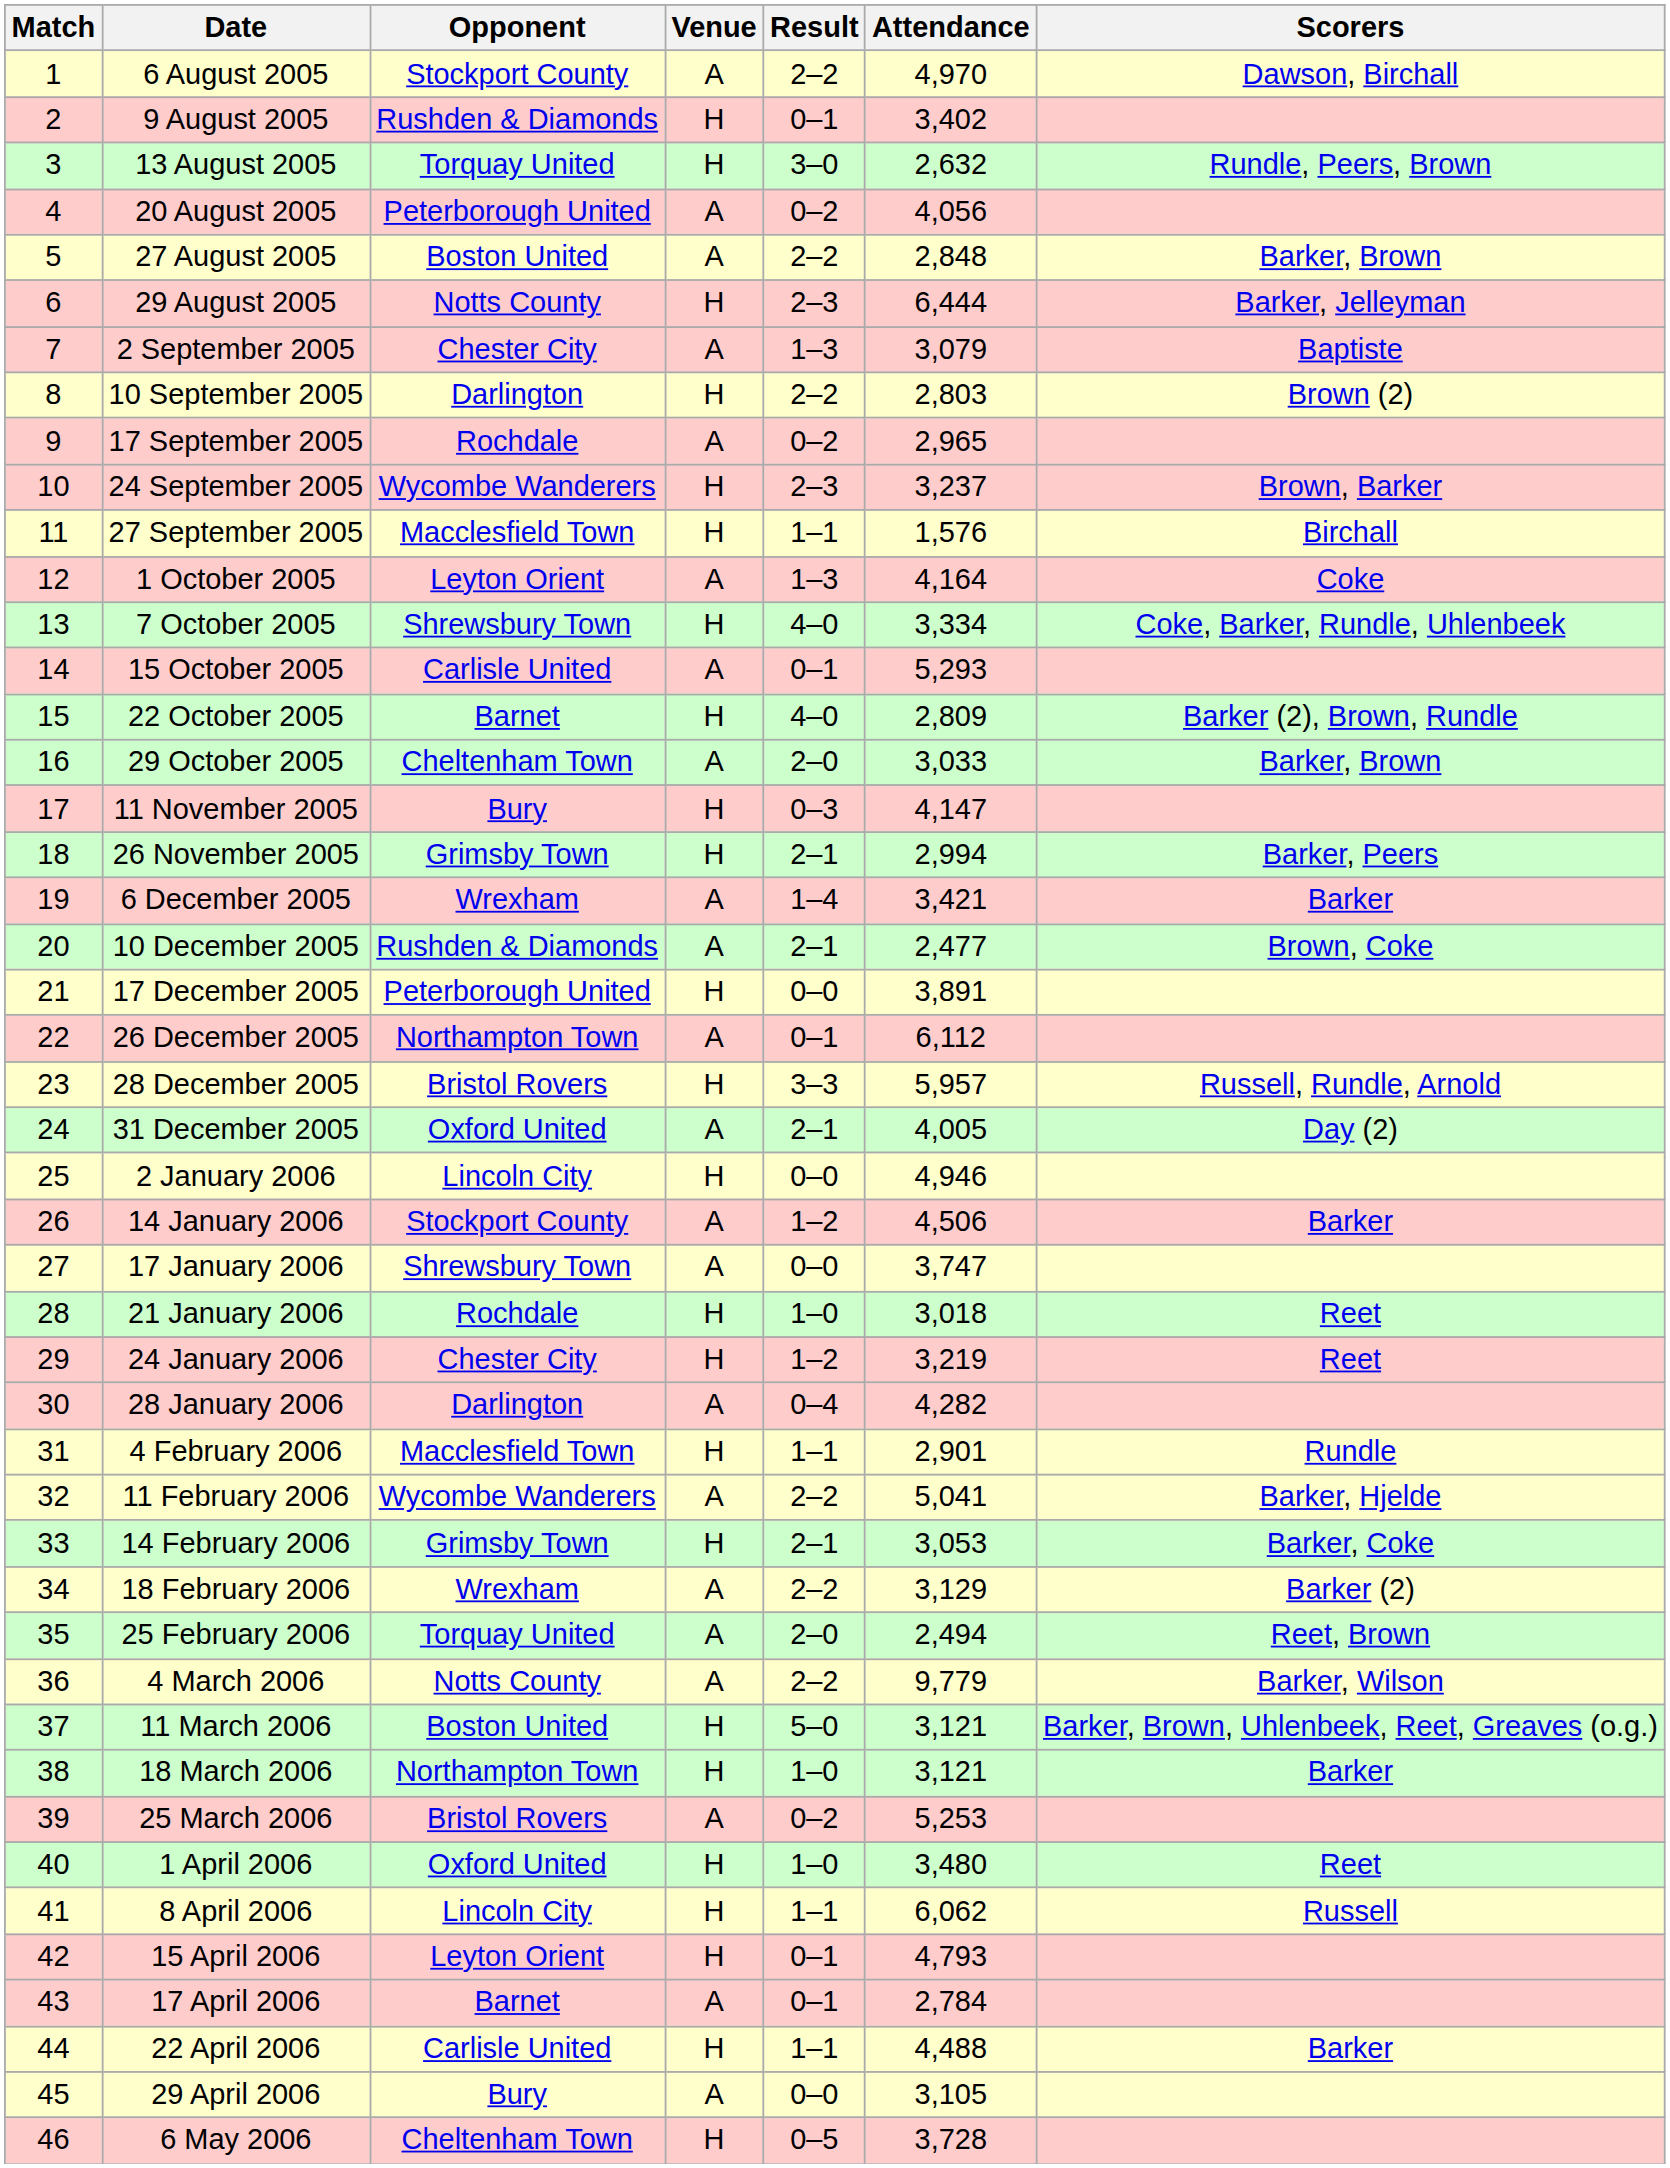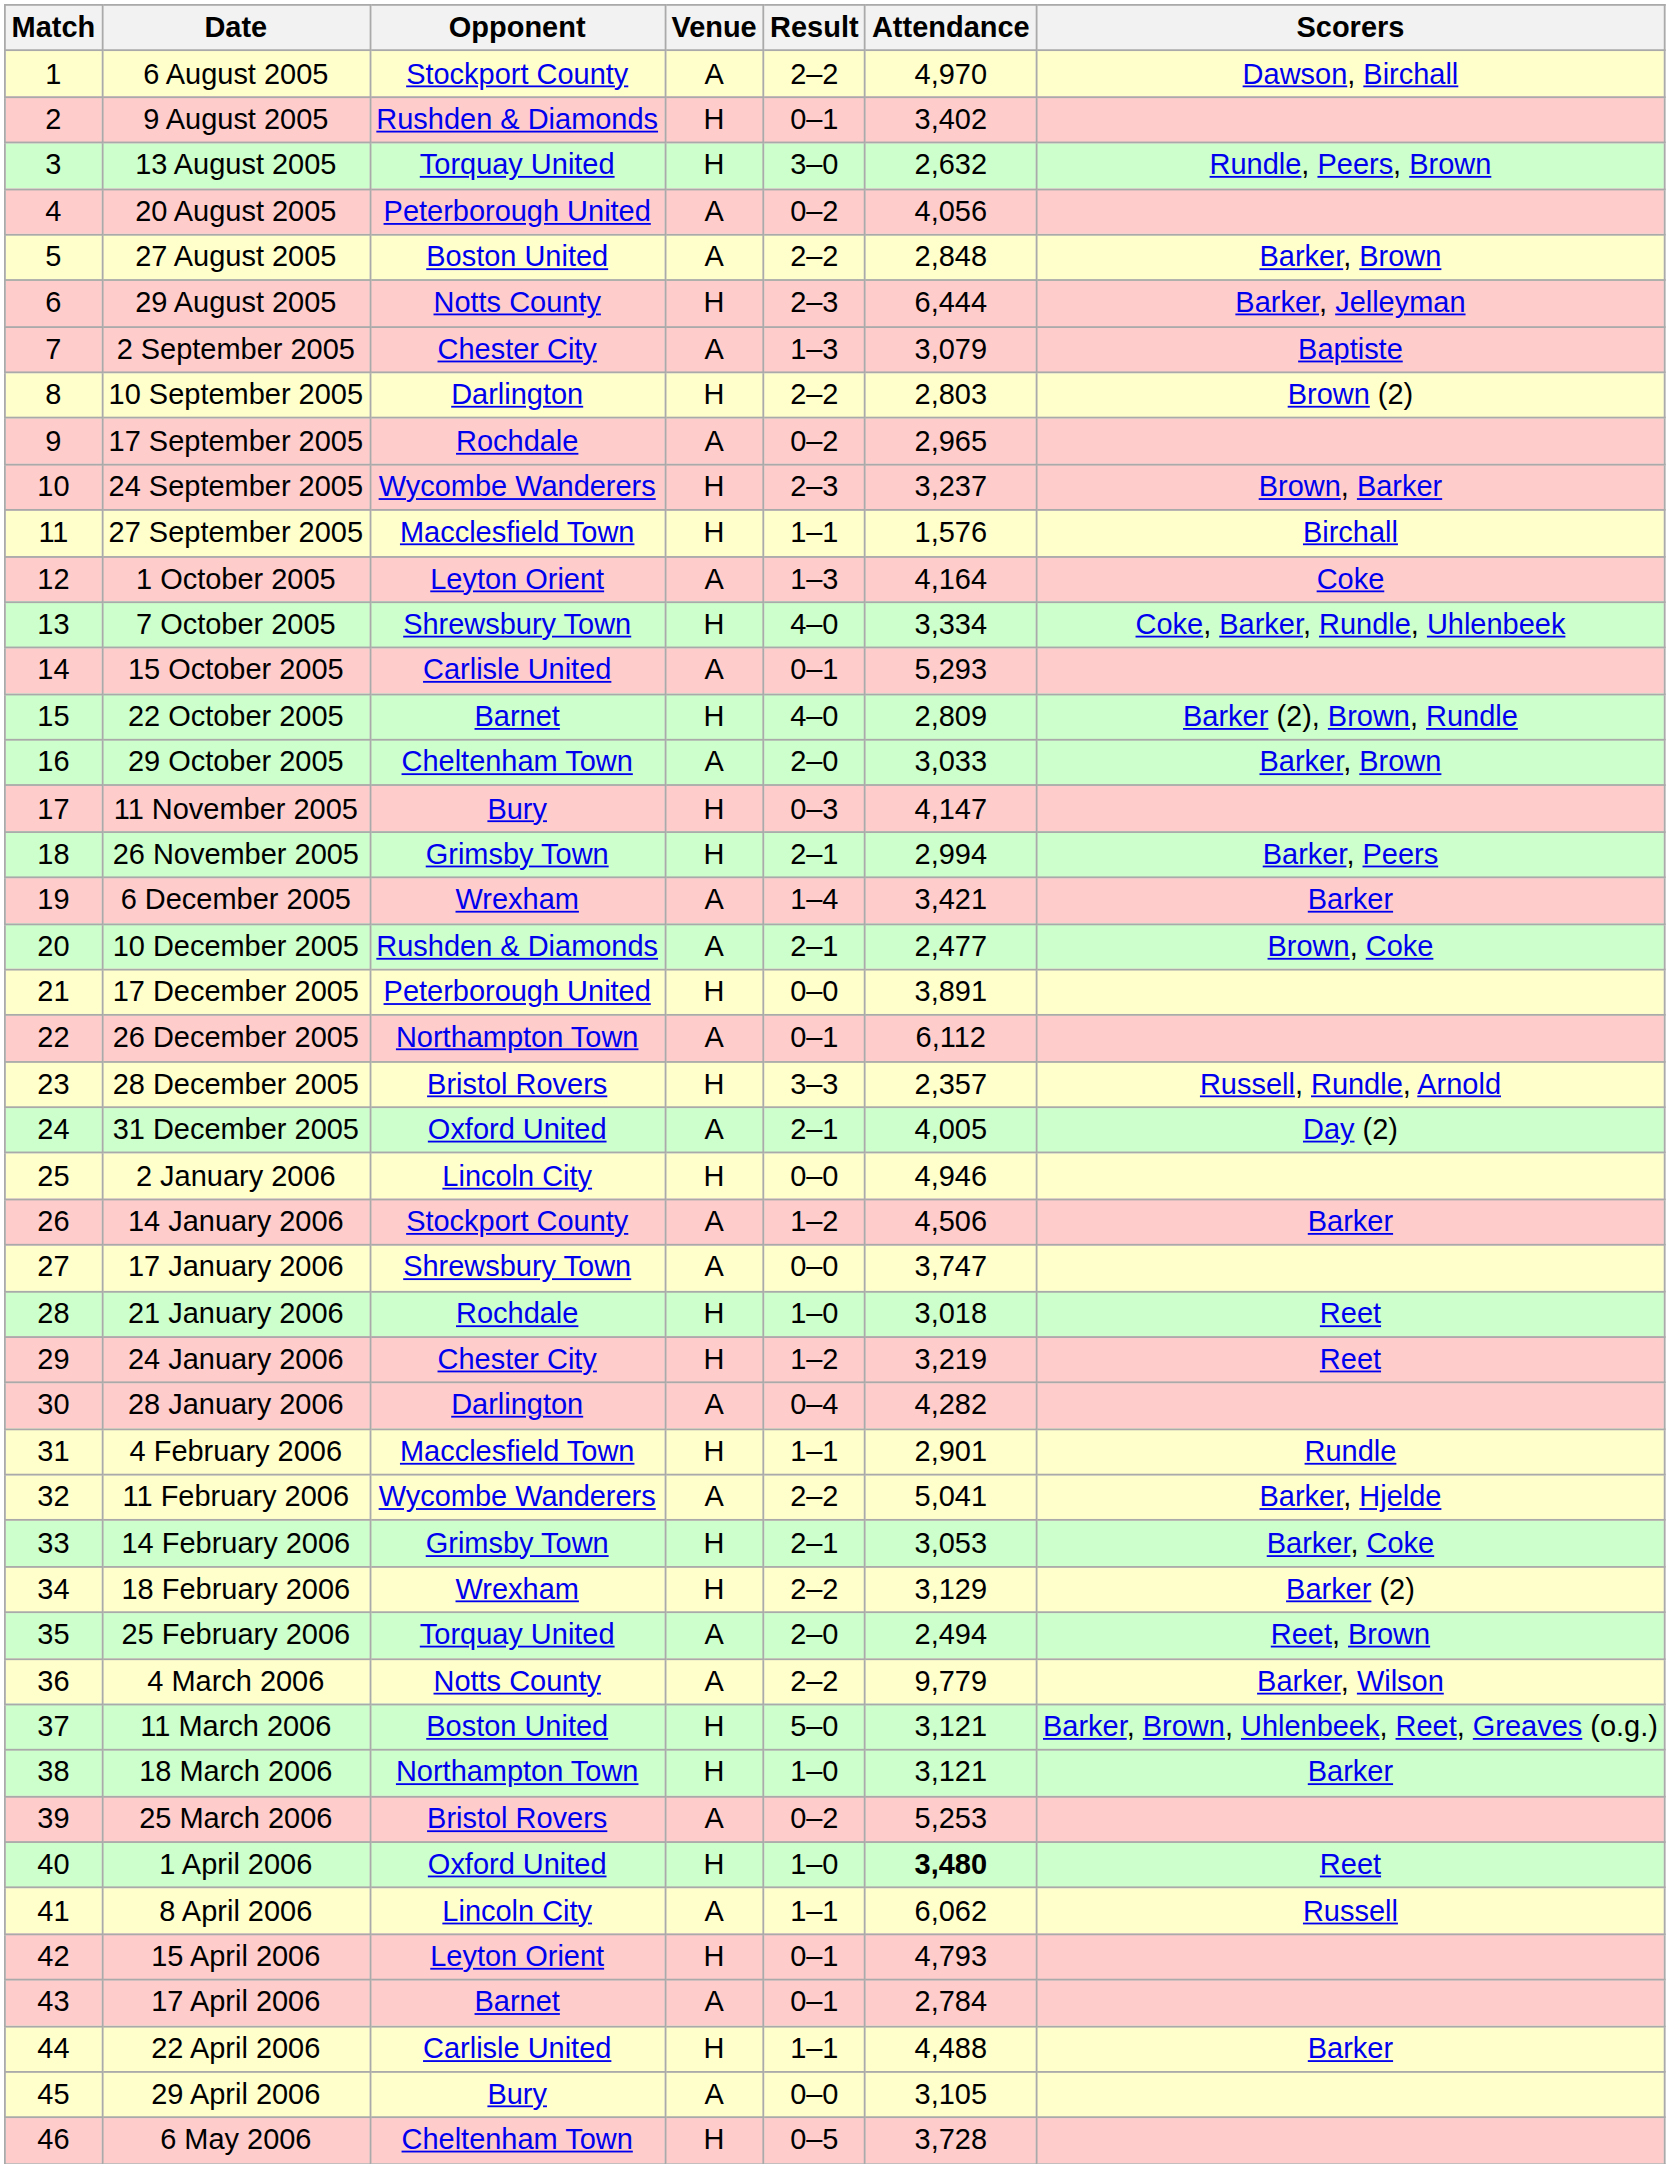(951, 1083) 5,957 -> (951, 1083) 2,357
(714, 1589) A -> (714, 1589) H
(951, 1864) normal -> (951, 1864) bold
(714, 1910) H -> (714, 1910) A
